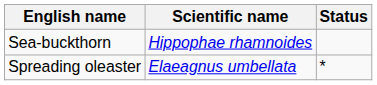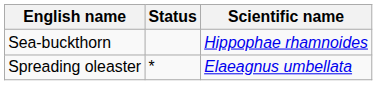columns swapped: (230, 17) <-> (344, 17)
